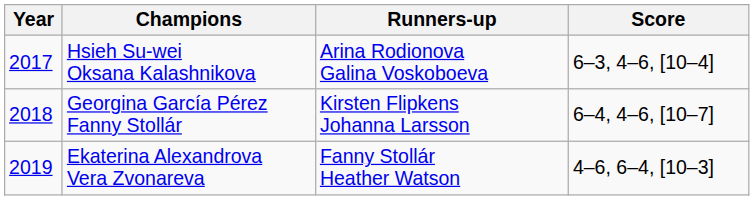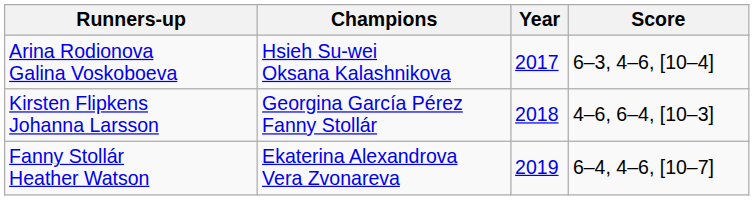columns swapped: (34, 19) <-> (442, 19)
(643, 114) 6–4, 4–6, [10–7] -> (643, 114) 4–6, 6–4, [10–3]
(643, 167) 4–6, 6–4, [10–3] -> (643, 167) 6–4, 4–6, [10–7]
